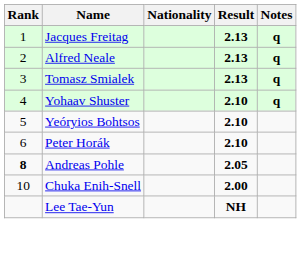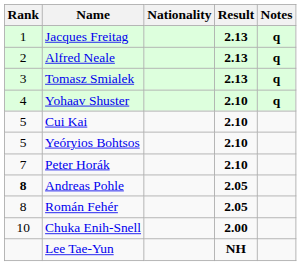+ row: (66, 121)
(23, 143) 6 -> (23, 164) 7
+ row: (81, 206)
